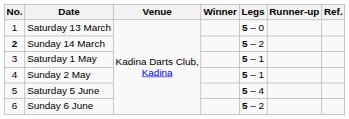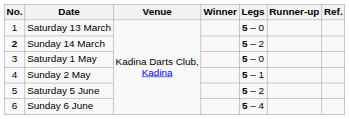(253, 59) 5 – 1 -> (253, 59) 5 – 0
(253, 91) 5 – 4 -> (253, 91) 5 – 2
(253, 106) 5 – 2 -> (253, 106) 5 – 4
